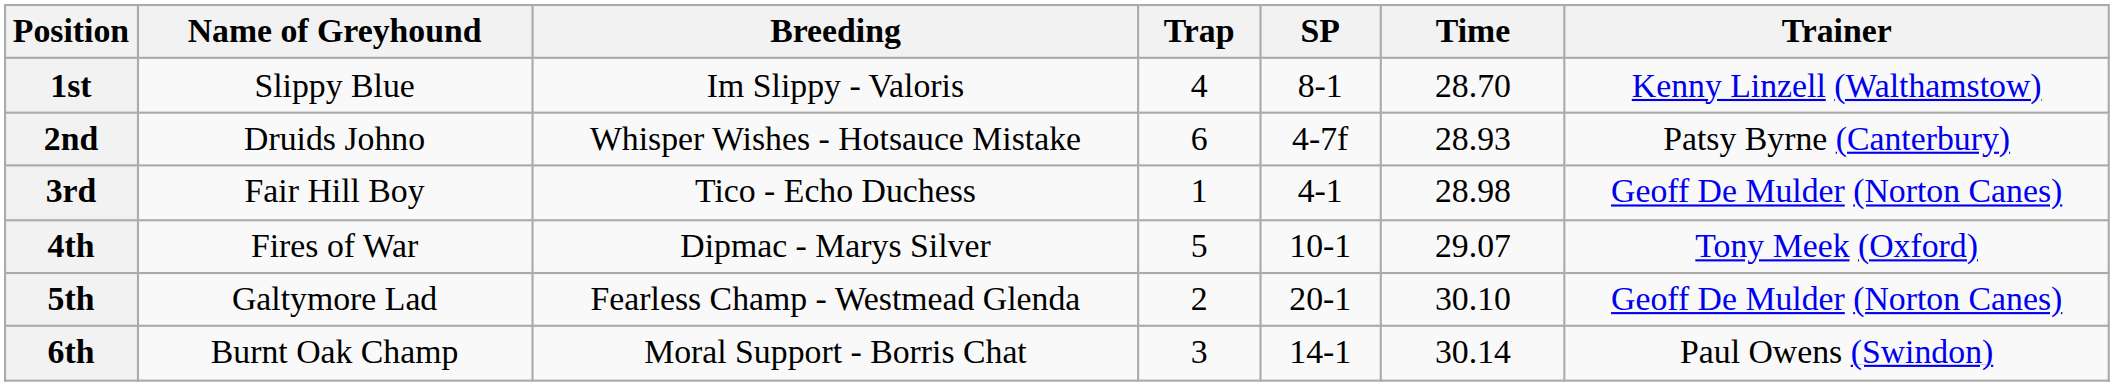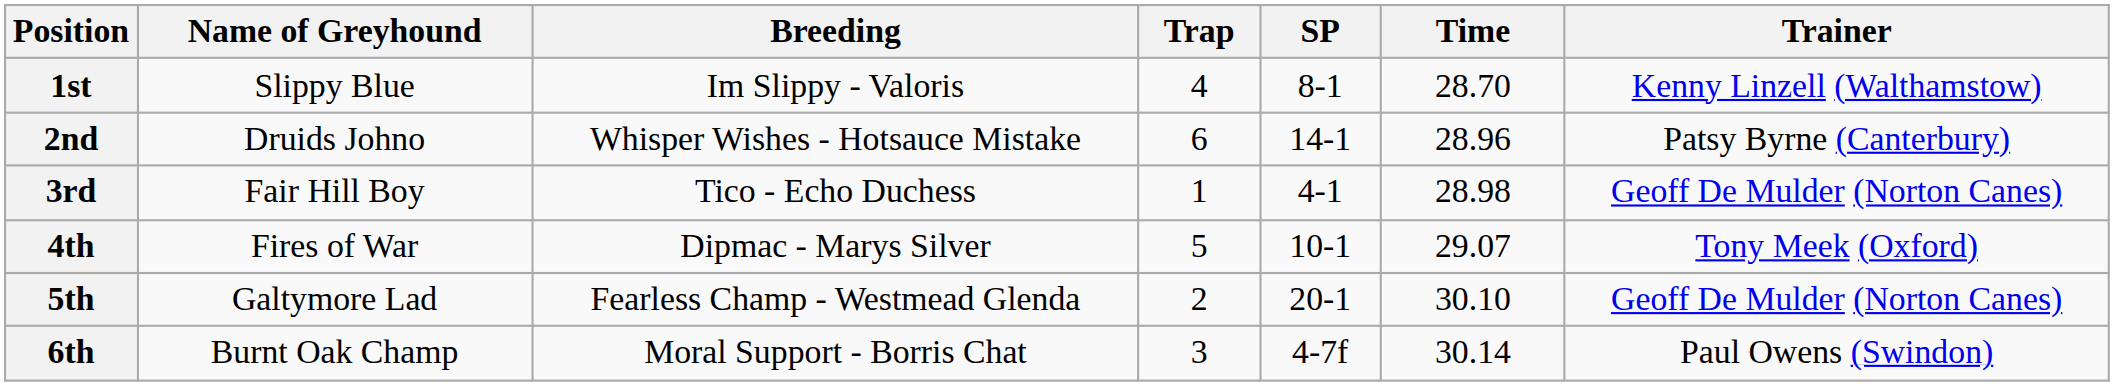(1320, 138) 4-7f -> (1320, 138) 14-1
(1473, 138) 28.93 -> (1473, 138) 28.96
(1320, 352) 14-1 -> (1320, 352) 4-7f
